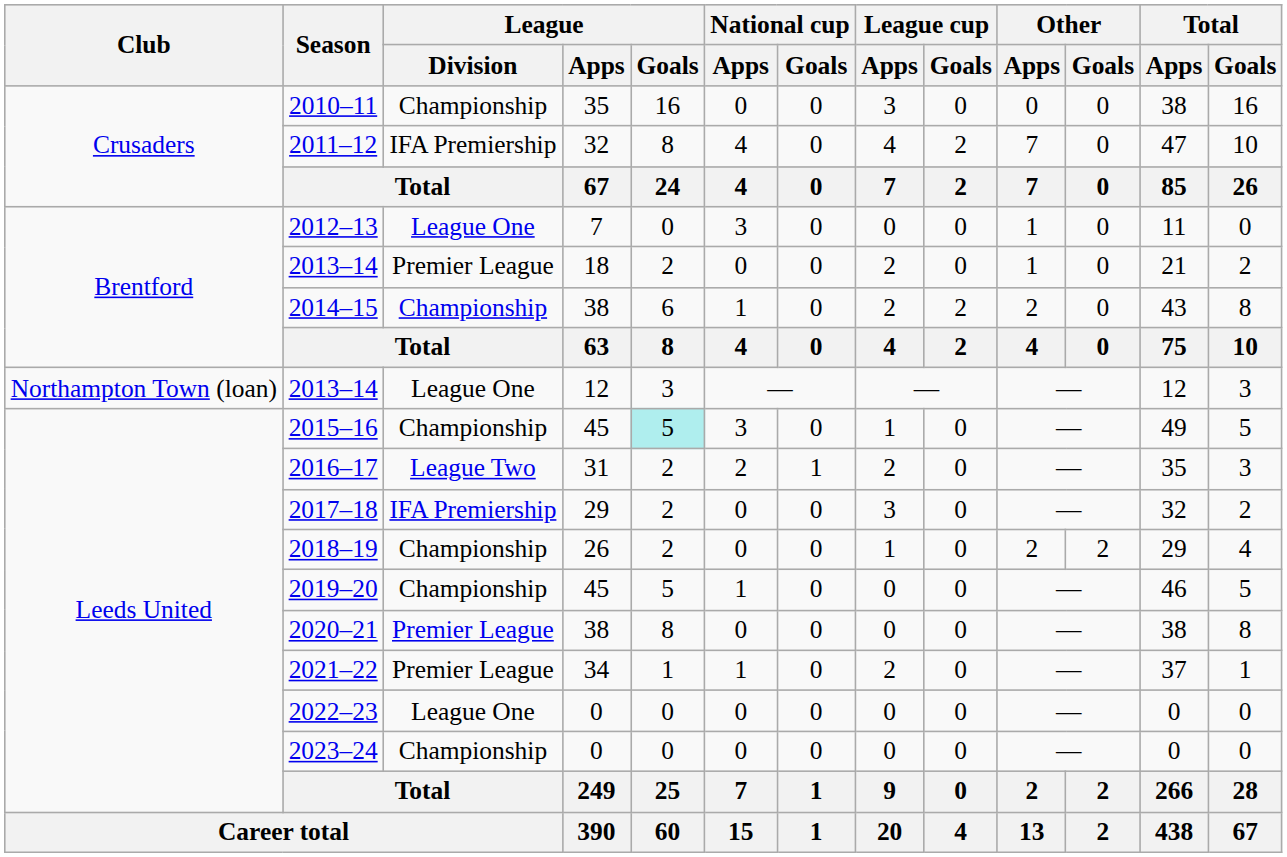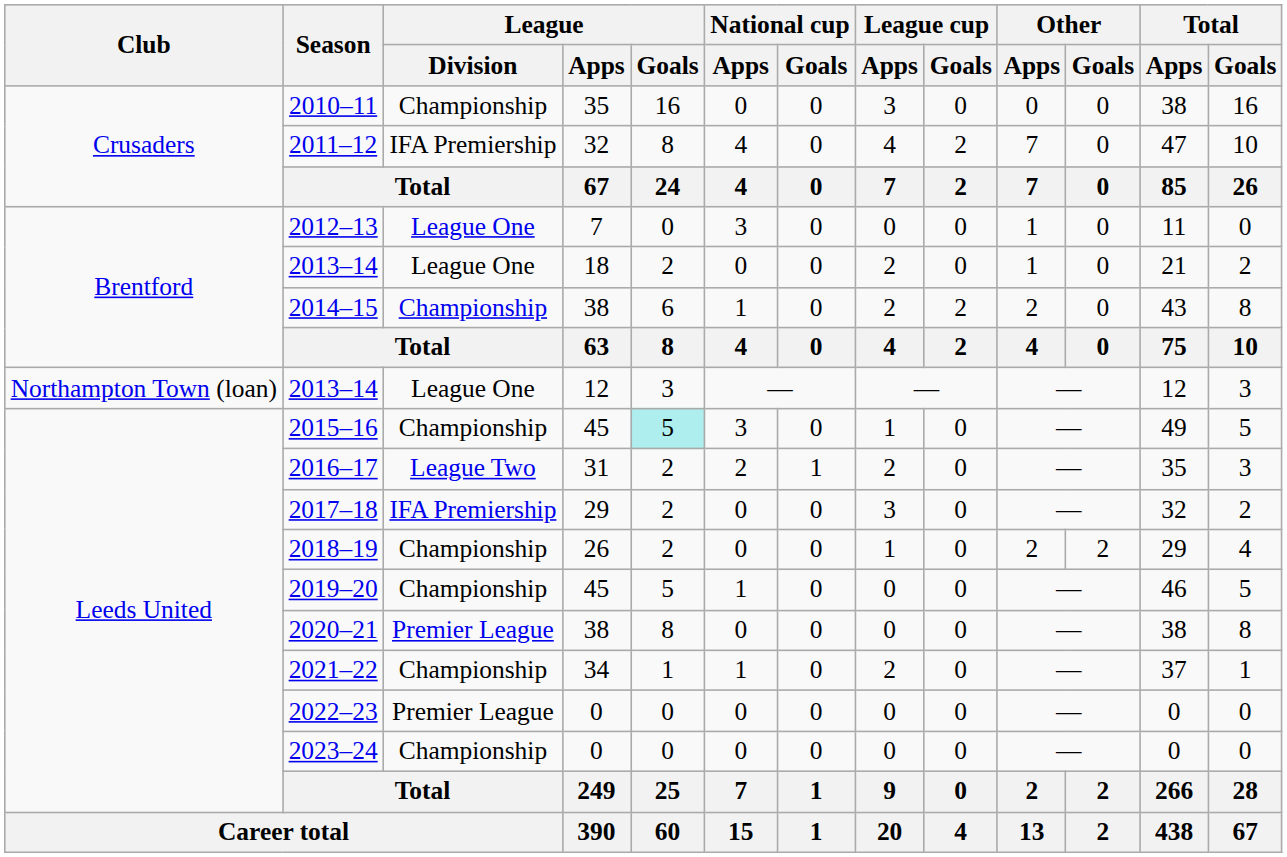(473, 266) Premier League -> (473, 266) League One
(473, 670) Premier League -> (473, 670) Championship
(473, 710) League One -> (473, 710) Premier League
